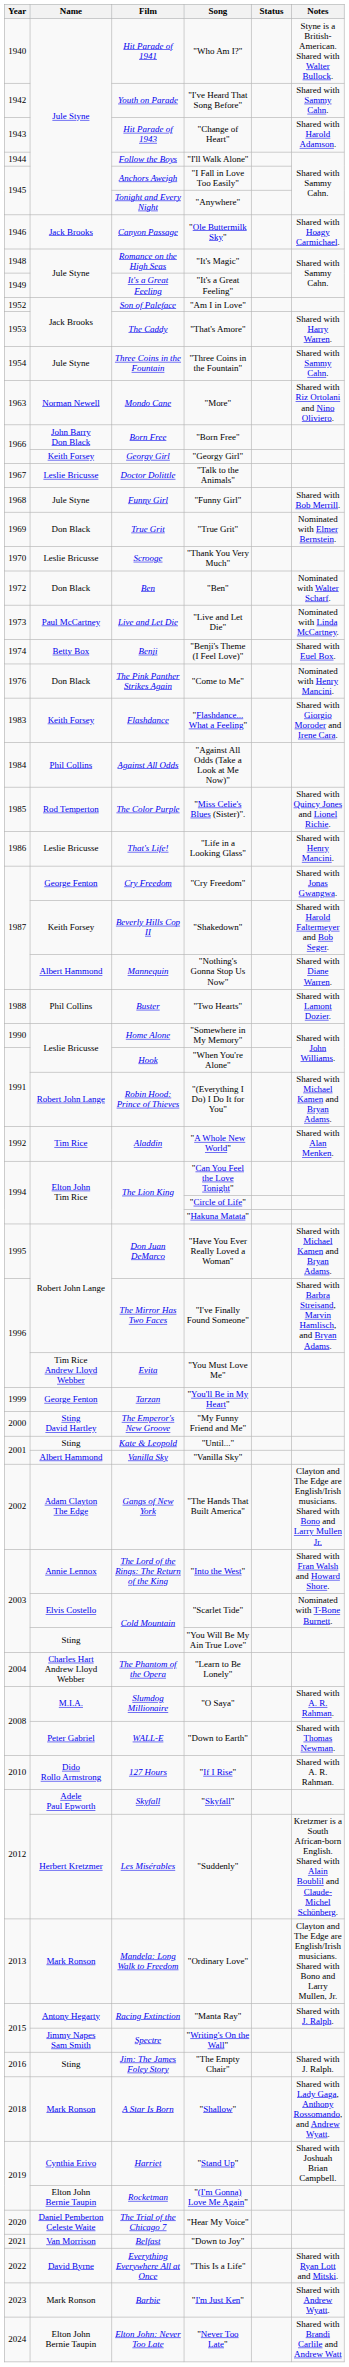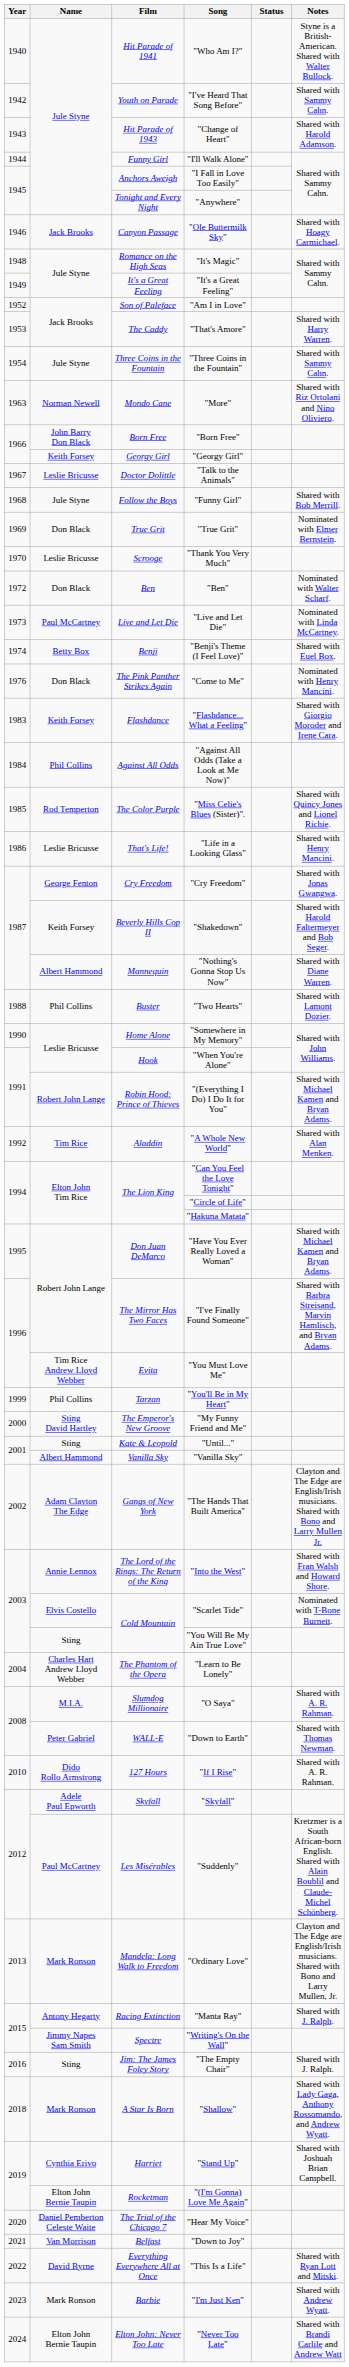(148, 159) Follow the Boys -> (148, 159) Funny Girl
(148, 500) Funny Girl -> (148, 500) Follow the Boys
(71, 1399) George Fenton -> (71, 1399) Phil Collins
(71, 1866) Herbert Kretzmer -> (71, 1866) Paul McCartney
